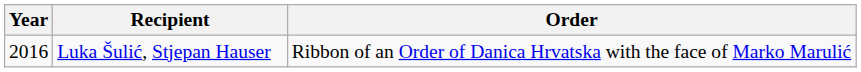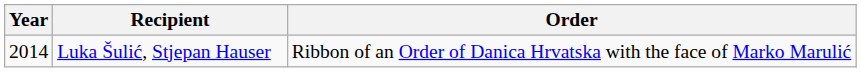(29, 50) 2016 -> (29, 50) 2014
